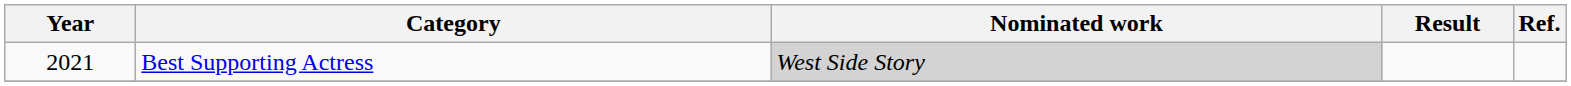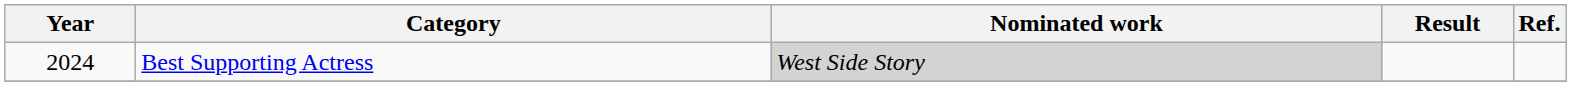(70, 61) 2021 -> (70, 61) 2024
